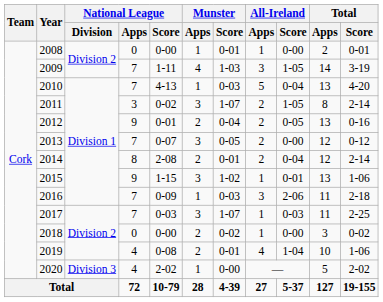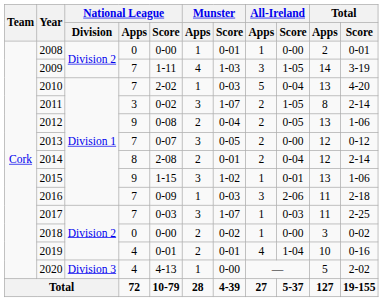(166, 86) 4-13 -> (166, 86) 2-02
(166, 123) 0-01 -> (166, 123) 0-08
(359, 123) 0-16 -> (359, 123) 1-06
(166, 251) 0-08 -> (166, 251) 0-01
(359, 251) 1-06 -> (359, 251) 0-16
(166, 269) 2-02 -> (166, 269) 4-13
